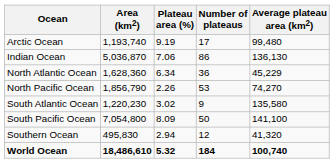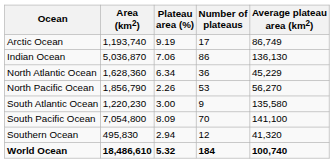(267, 42) 99,480 -> (267, 42) 86,749
(267, 88) 74,270 -> (267, 88) 56,270
(166, 104) 3.02 -> (166, 104) 3.00
(204, 119) 50 -> (204, 119) 70
